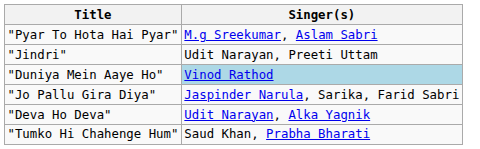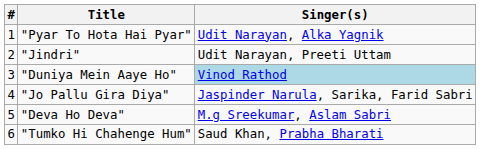+ column: (11, 15)
(281, 35) M.g Sreekumar, Aslam Sabri -> (291, 35) Udit Narayan, Alka Yagnik
(277, 114) Udit Narayan, Alka Yagnik -> (294, 114) M.g Sreekumar, Aslam Sabri
